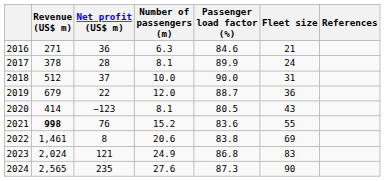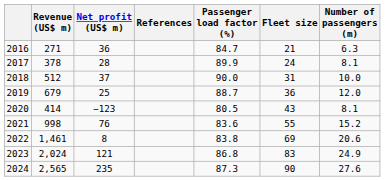columns swapped: (164, 23) <-> (350, 23)
(227, 48) 84.6 -> (227, 48) 84.7
(104, 93) 22 -> (104, 93) 25
(53, 123) bold -> (53, 123) normal
